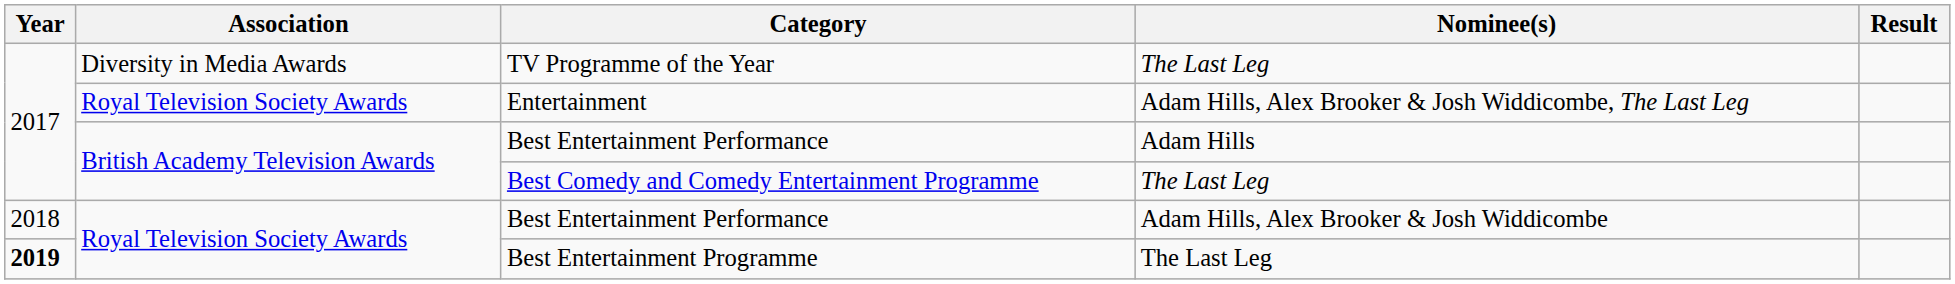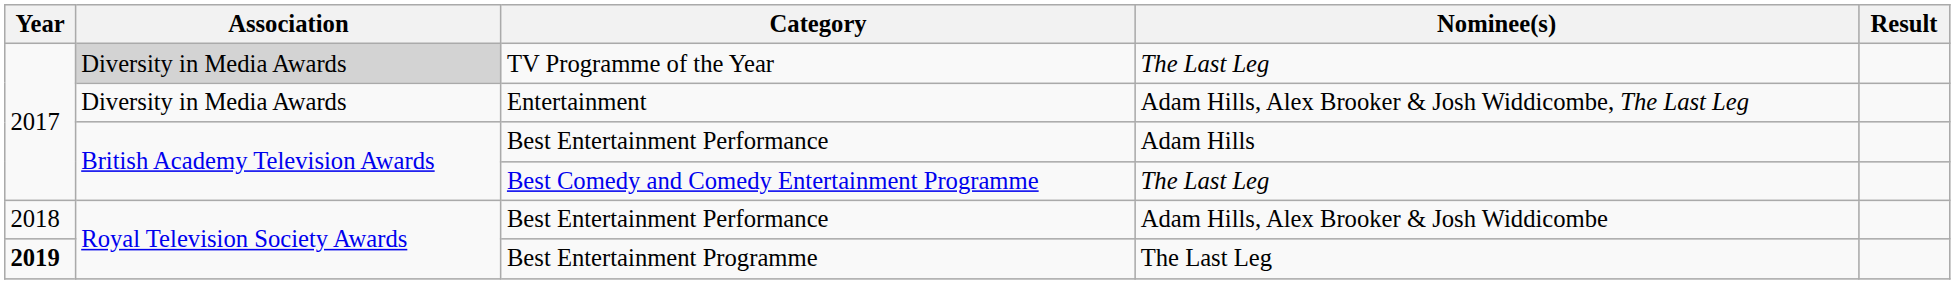(214, 63) no background -> (214, 63) lightgrey background
(244, 102) Royal Television Society Awards -> (214, 102) Diversity in Media Awards
